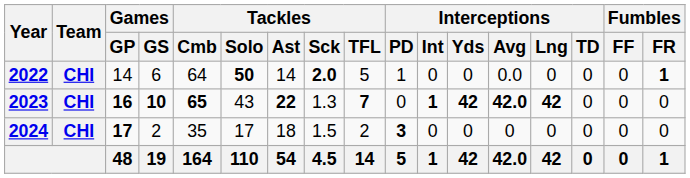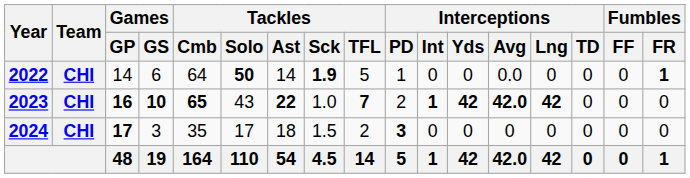(324, 74) 2.0 -> (324, 74) 1.9
(324, 103) 1.3 -> (324, 103) 1.0
(401, 103) 0 -> (401, 103) 2
(156, 131) 2 -> (156, 131) 3
